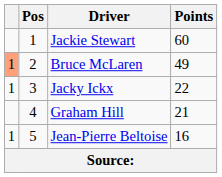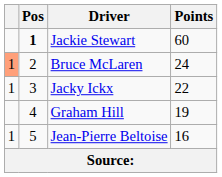(33, 40) normal -> (33, 40) bold
(182, 64) 49 -> (182, 64) 24
(182, 112) 21 -> (182, 112) 19
